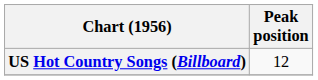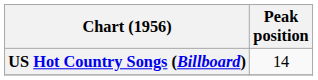(281, 61) 12 -> (281, 61) 14
